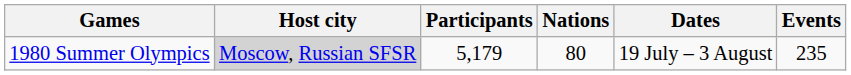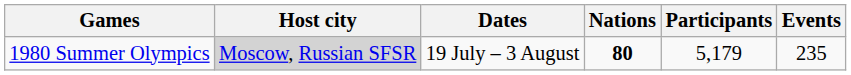columns swapped: (696, 20) <-> (479, 20)
(576, 53) normal -> (622, 53) bold
